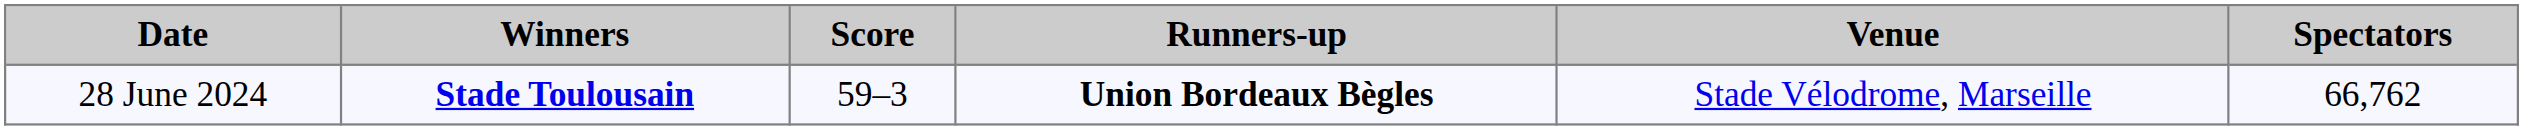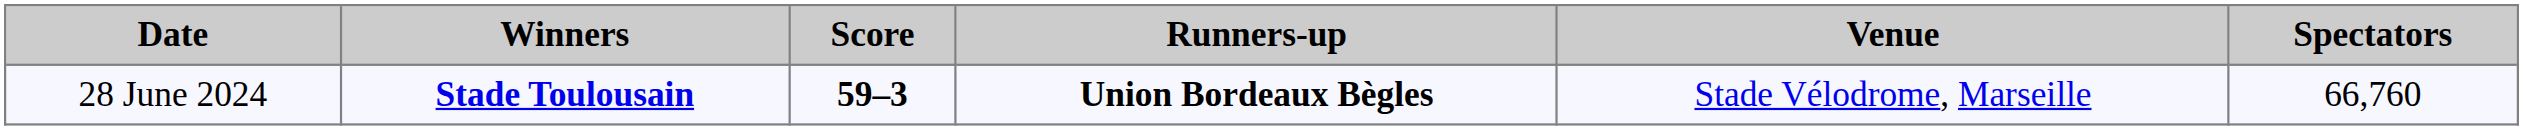(872, 94) normal -> (872, 94) bold
(2373, 94) 66,762 -> (2373, 94) 66,760
